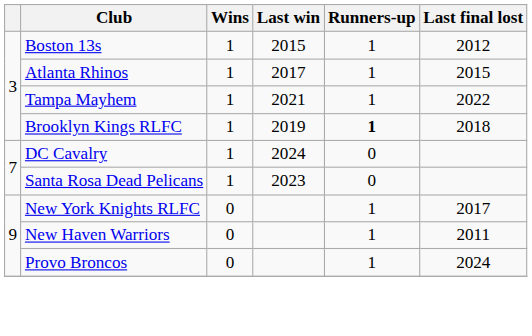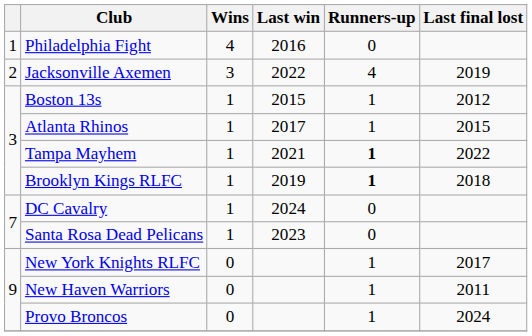+ row: (88, 45)
+ row: (98, 72)
(372, 99) normal -> (372, 153) bold
